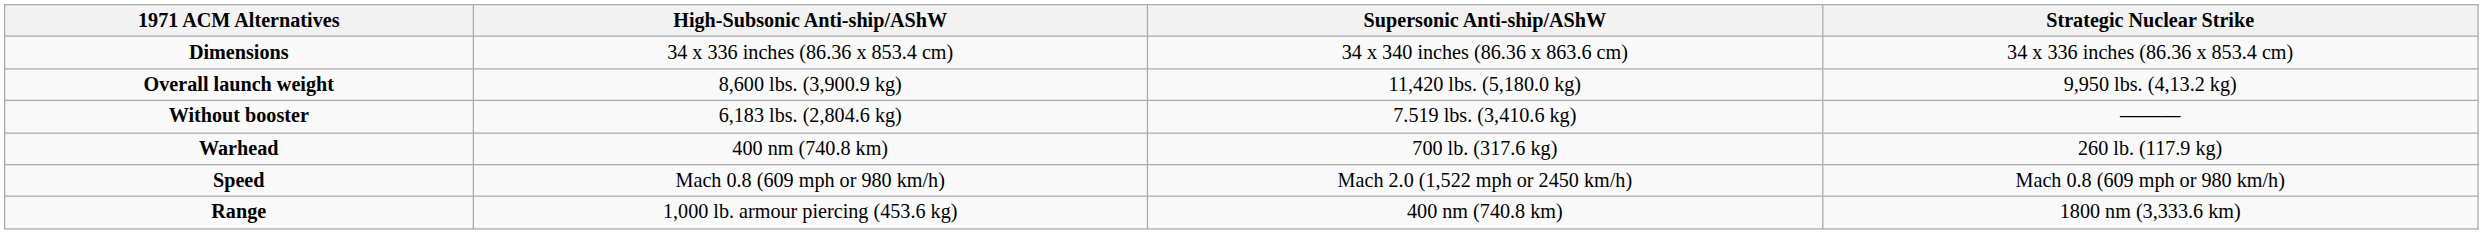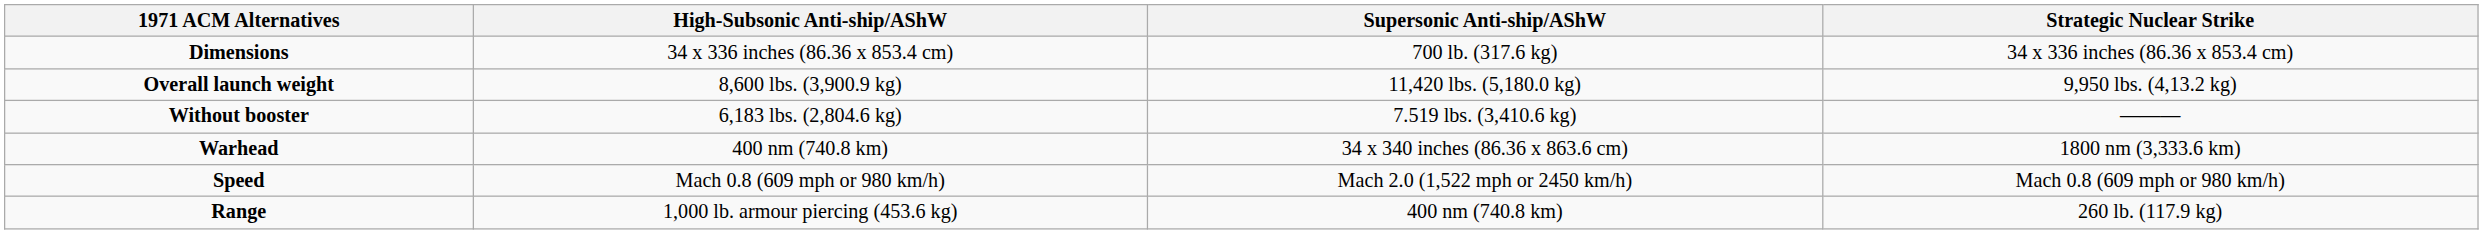(1485, 52) 34 x 340 inches (86.36 x 863.6 cm) -> (1485, 52) 700 lb. (317.6 kg)
(1485, 148) 700 lb. (317.6 kg) -> (1485, 148) 34 x 340 inches (86.36 x 863.6 cm)
(2150, 148) 260 lb. (117.9 kg) -> (2150, 148) 1800 nm (3,333.6 km)
(2150, 212) 1800 nm (3,333.6 km) -> (2150, 212) 260 lb. (117.9 kg)
